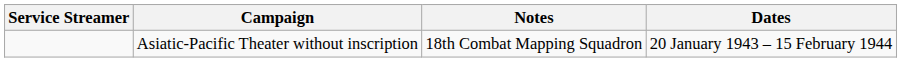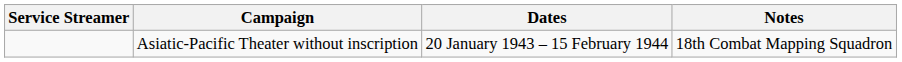columns swapped: (771, 17) <-> (534, 17)
